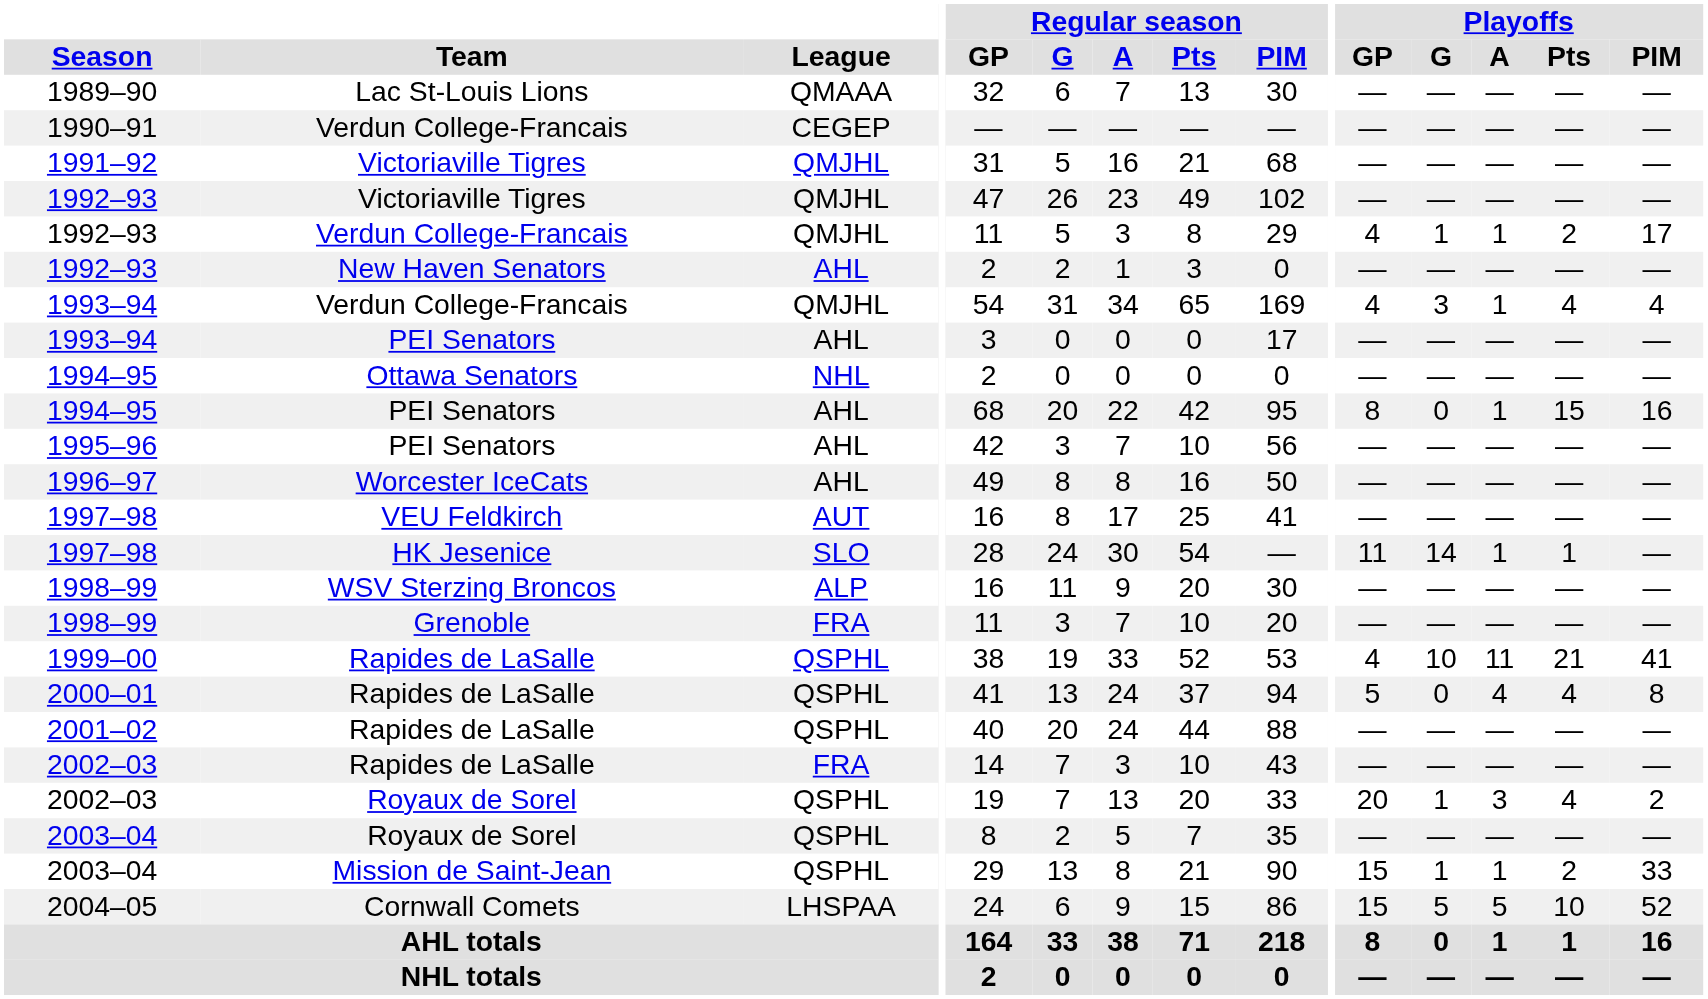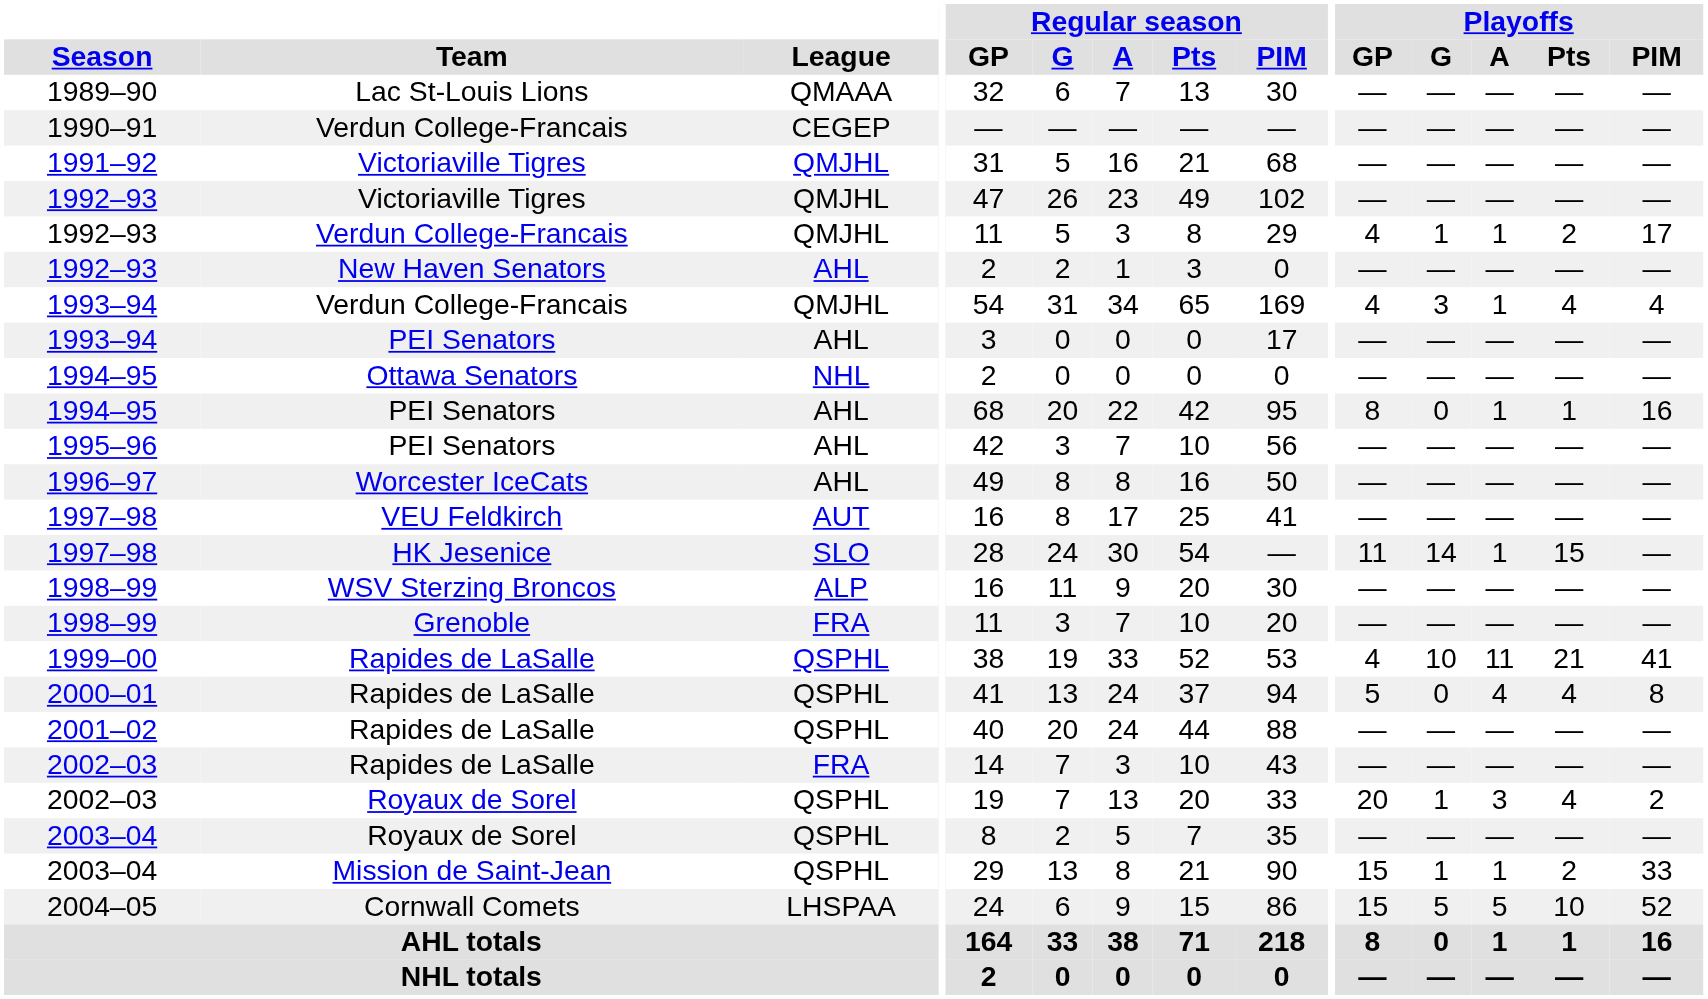(1569, 410) 15 -> (1569, 410) 1
(1569, 552) 1 -> (1569, 552) 15
